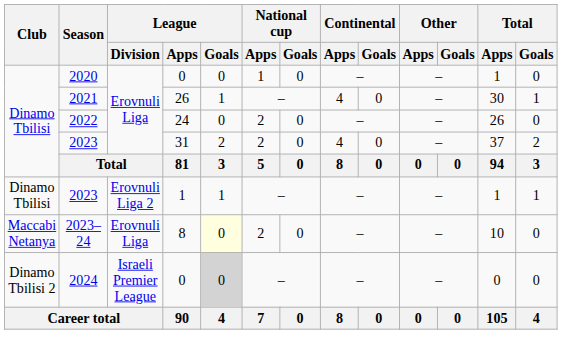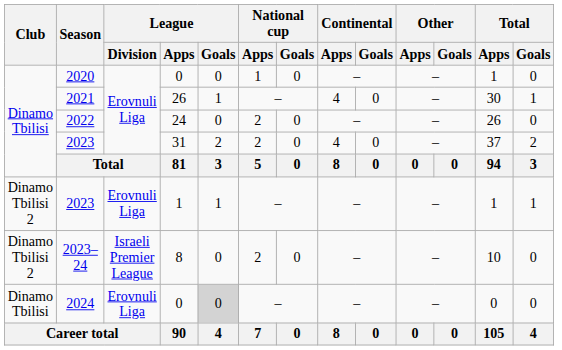(32, 195) Dinamo Tbilisi -> (30, 203) Dinamo Tbilisi 2
(135, 195) Erovnuli Liga 2 -> (132, 203) Erovnuli Liga
(32, 233) Maccabi Netanya -> (30, 257) Dinamo Tbilisi 2
(135, 233) Erovnuli Liga -> (132, 257) Israeli Premier League
(221, 233) lightyellow background -> (218, 257) no background
(32, 279) Dinamo Tbilisi 2 -> (30, 303) Dinamo Tbilisi
(135, 279) Israeli Premier League -> (132, 303) Erovnuli Liga
